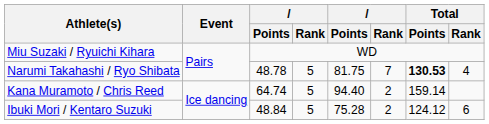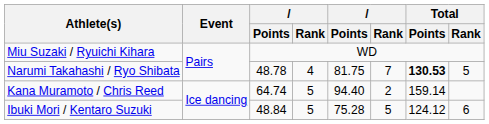(310, 72) 5 -> (310, 72) 4
(466, 72) 4 -> (466, 72) 5
(388, 110) 2 -> (388, 110) 5
